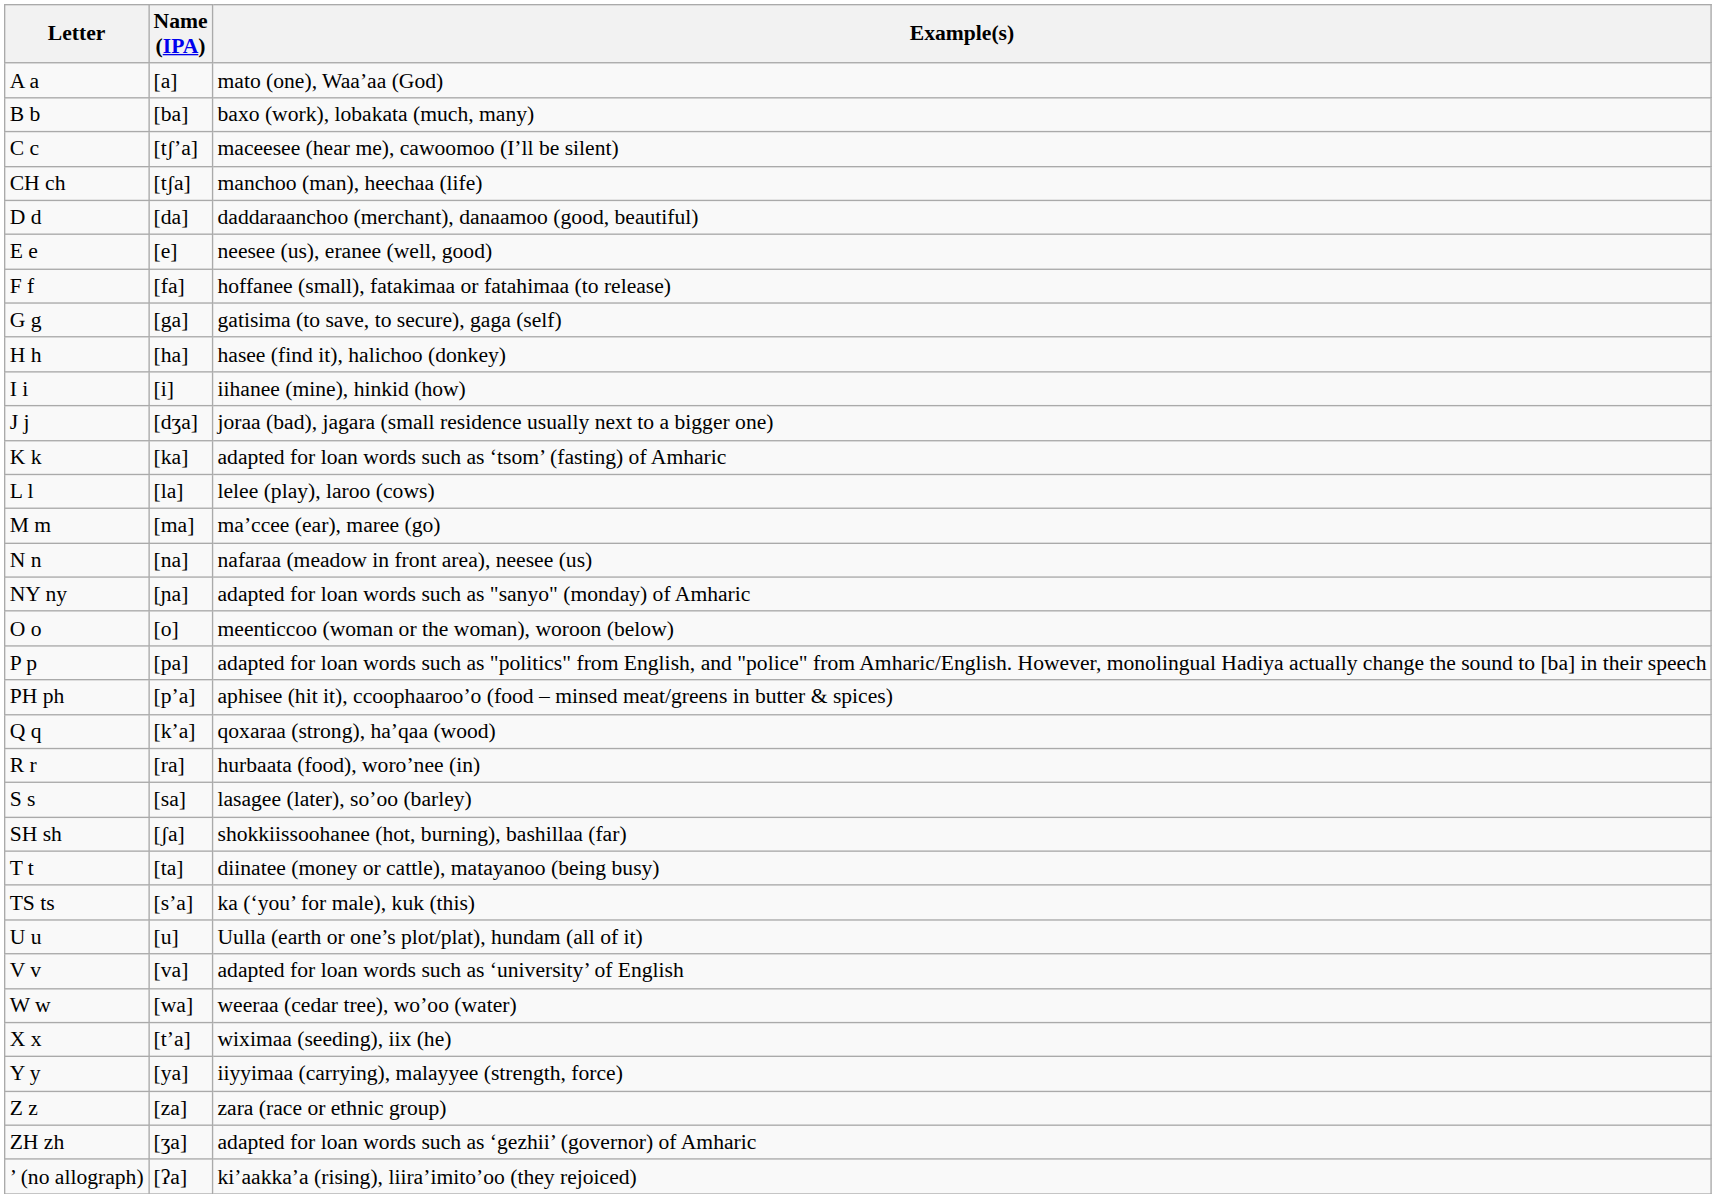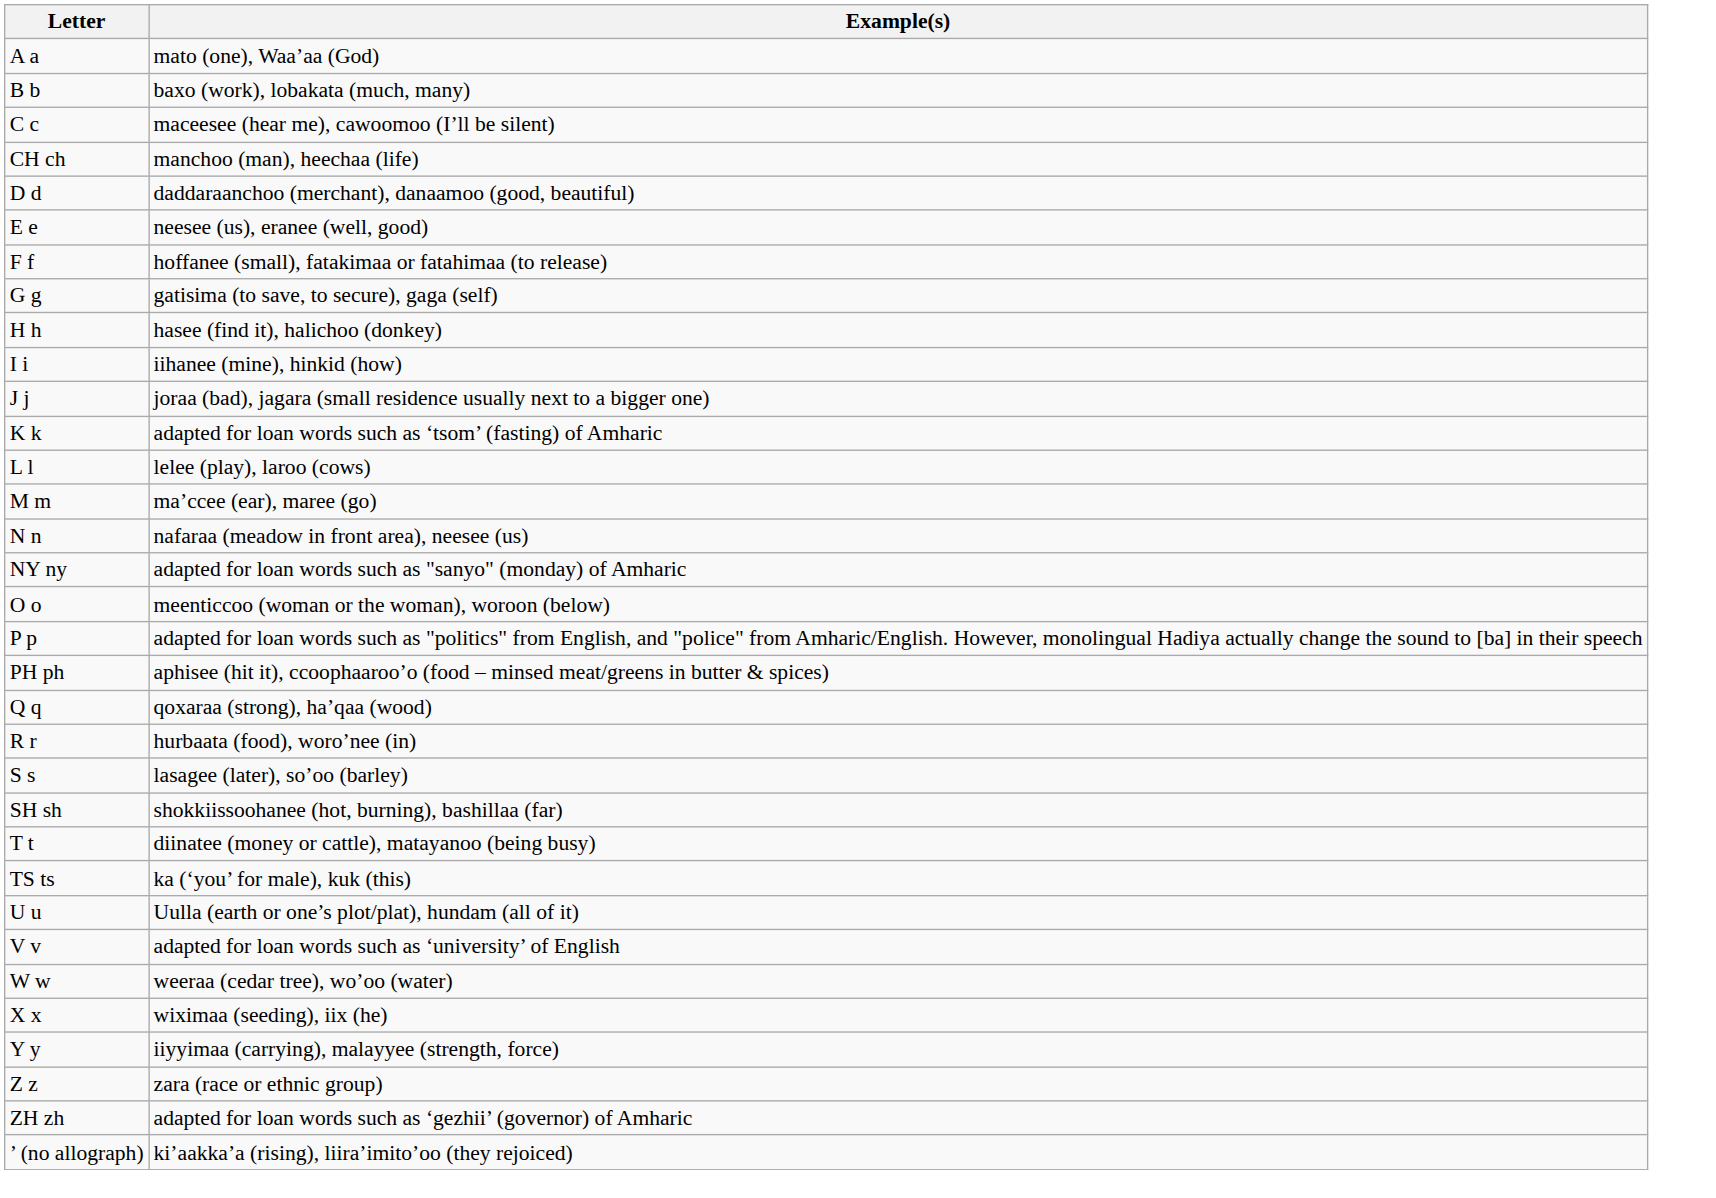- column: (181, 33)
